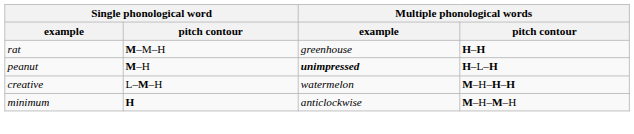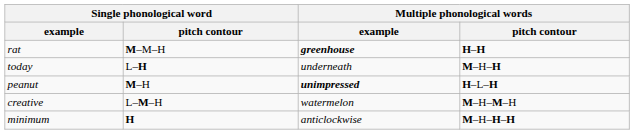(326, 49) normal -> (328, 49) bold
+ row: (20, 66)
(489, 84) M–H–H–H -> (489, 102) M–H–M–H
(489, 102) M–H–M–H -> (489, 120) M–H–H–H
